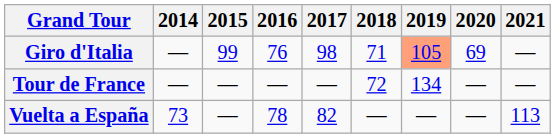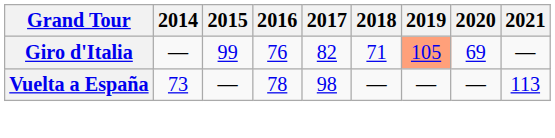(327, 52) 98 -> (327, 52) 82
- row: (79, 84)
(327, 116) 82 -> (327, 84) 98
